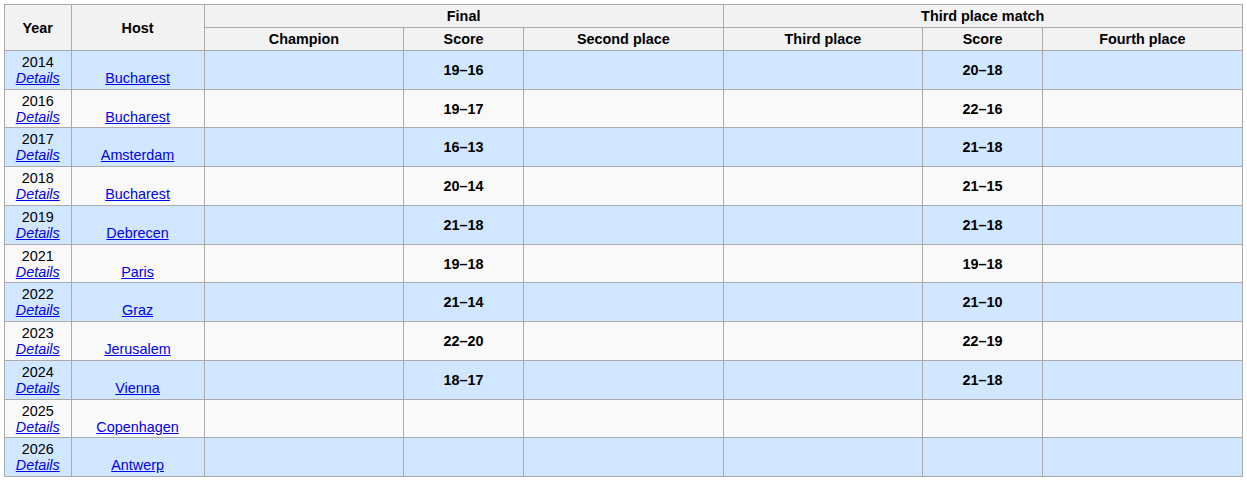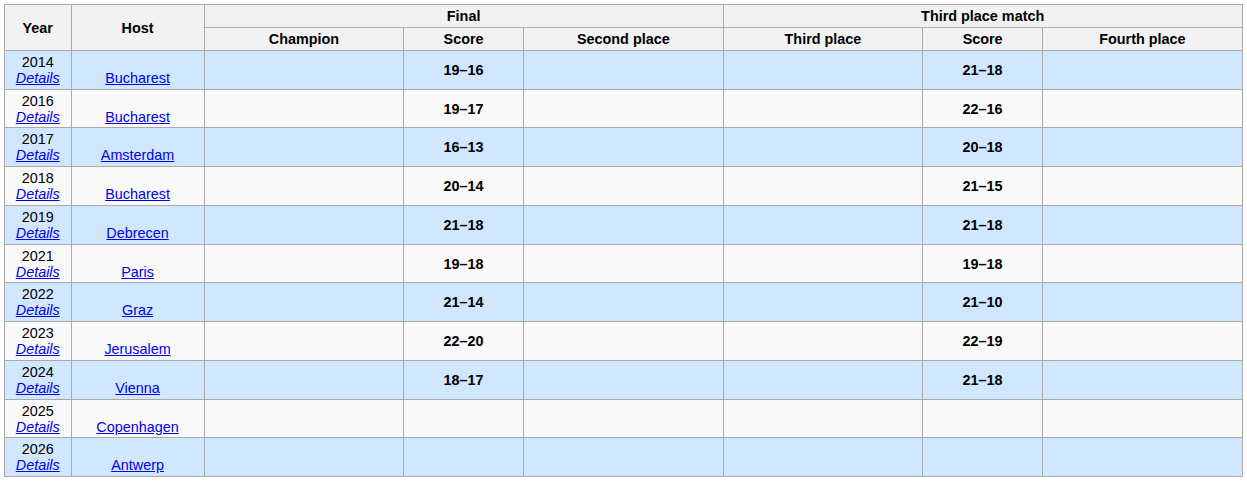(983, 70) 20–18 -> (983, 70) 21–18
(983, 147) 21–18 -> (983, 147) 20–18
